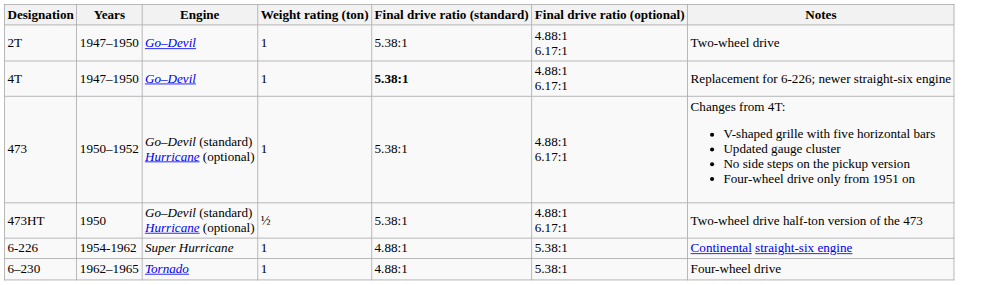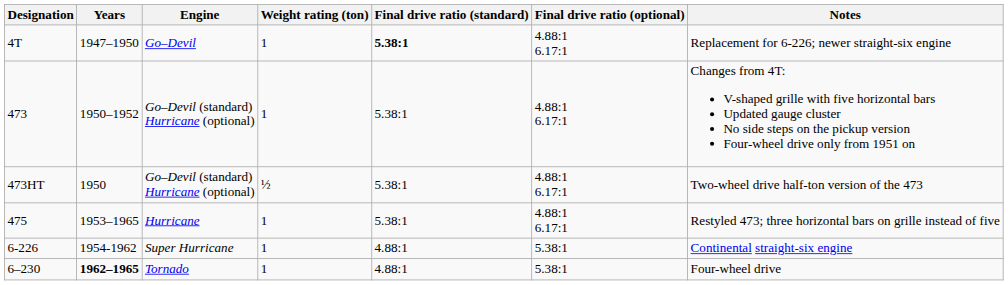- row: (15, 43)
+ row: (17, 220)
(109, 269) normal -> (109, 269) bold
